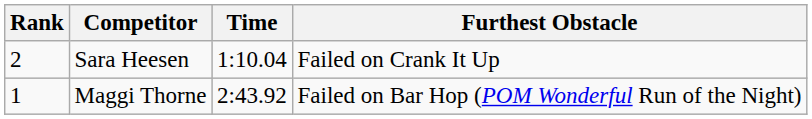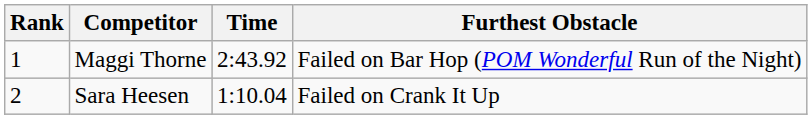rows swapped: (140, 95) <-> (132, 59)
